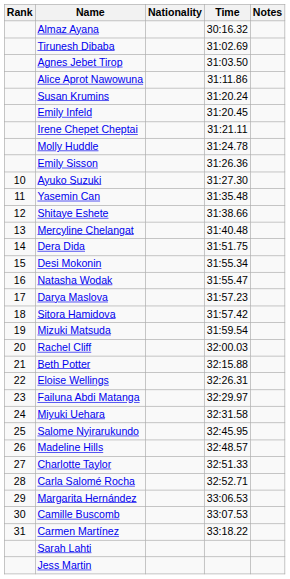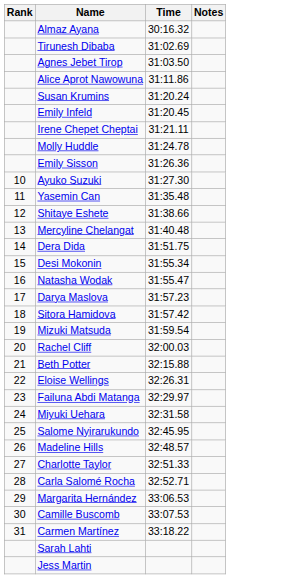- column: (175, 12)
